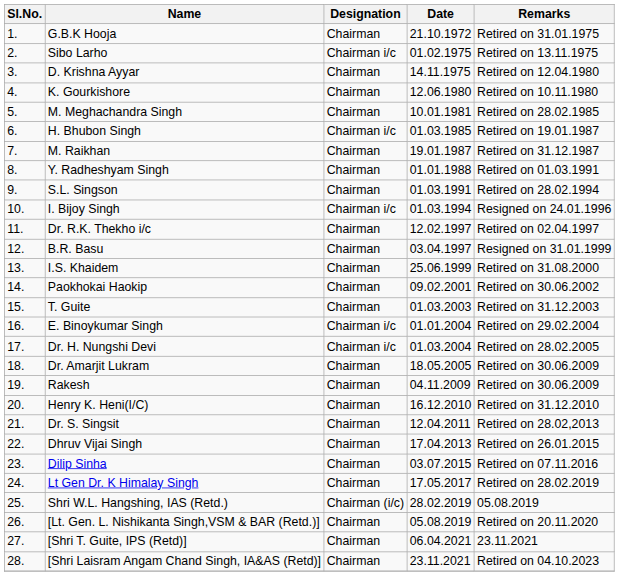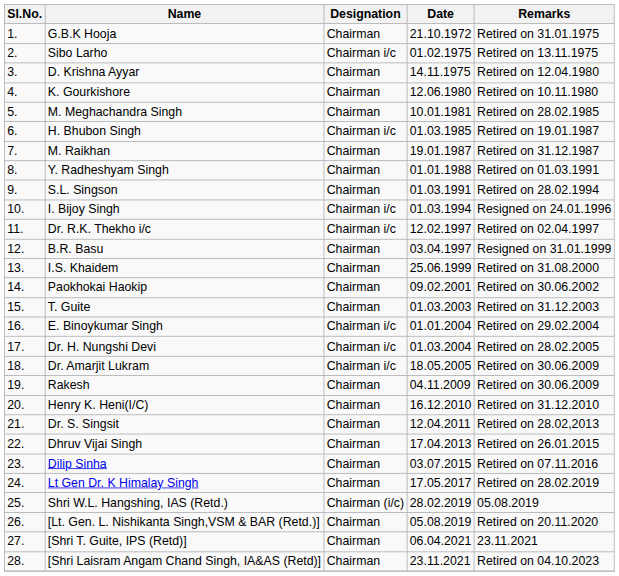(353, 229) Chairman -> (361, 229) Chairman i/c
(353, 365) Chairman -> (361, 365) Chairman i/c
